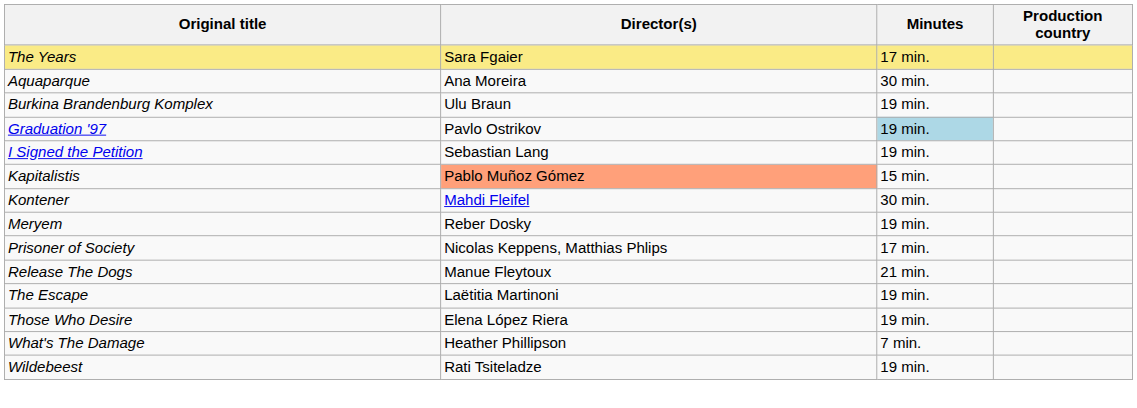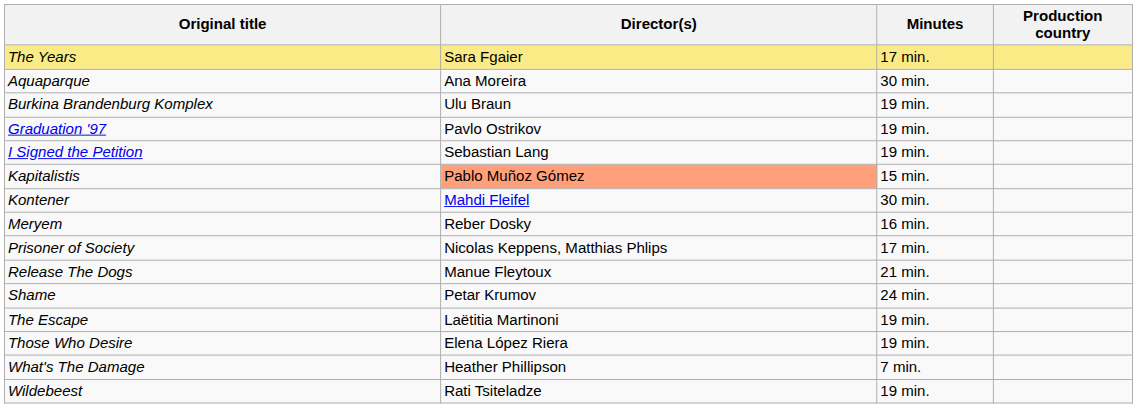(905, 128) lightblue background -> (905, 128) no background
(905, 224) 19 min. -> (905, 224) 16 min.
+ row: (32, 295)
